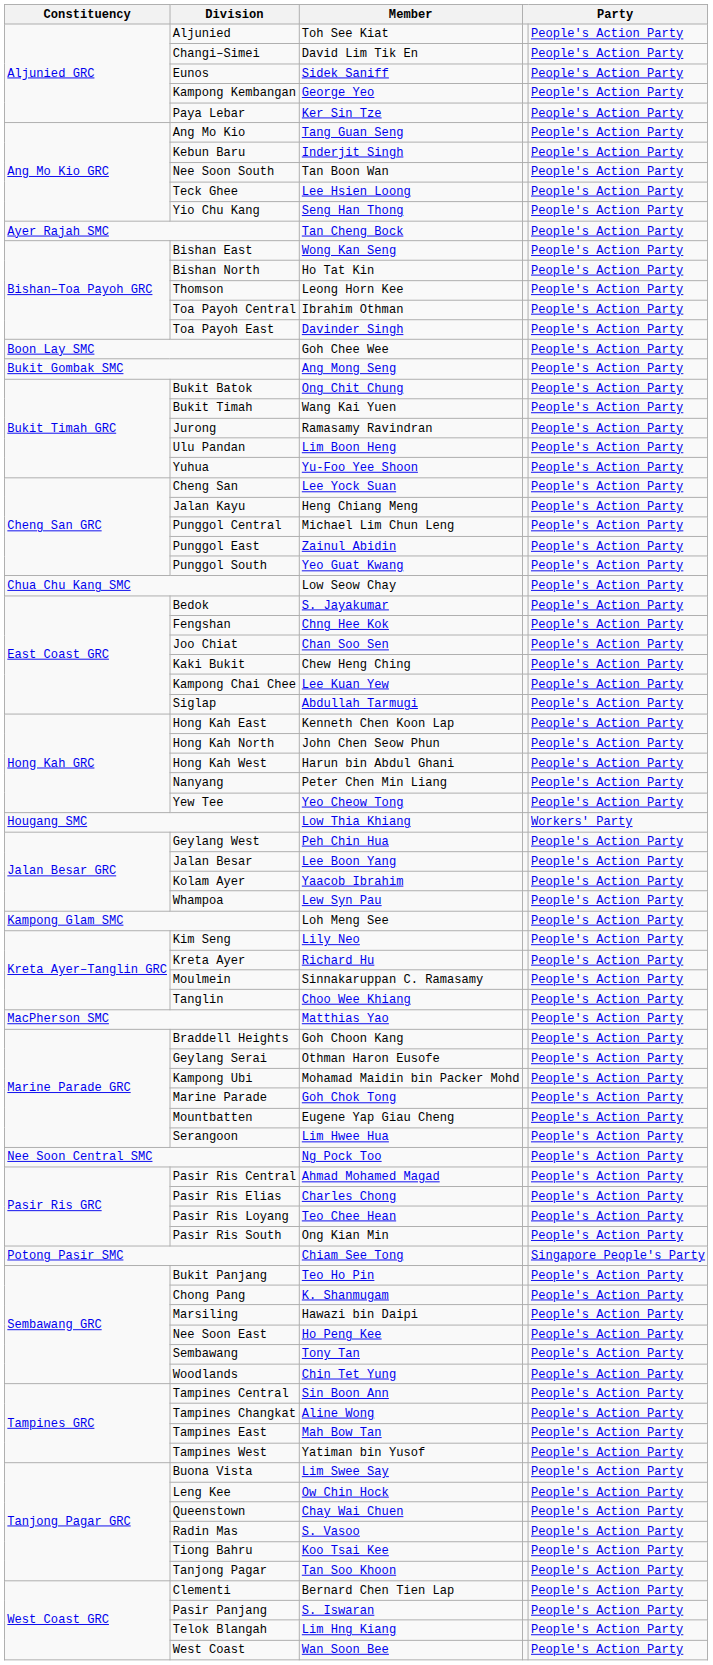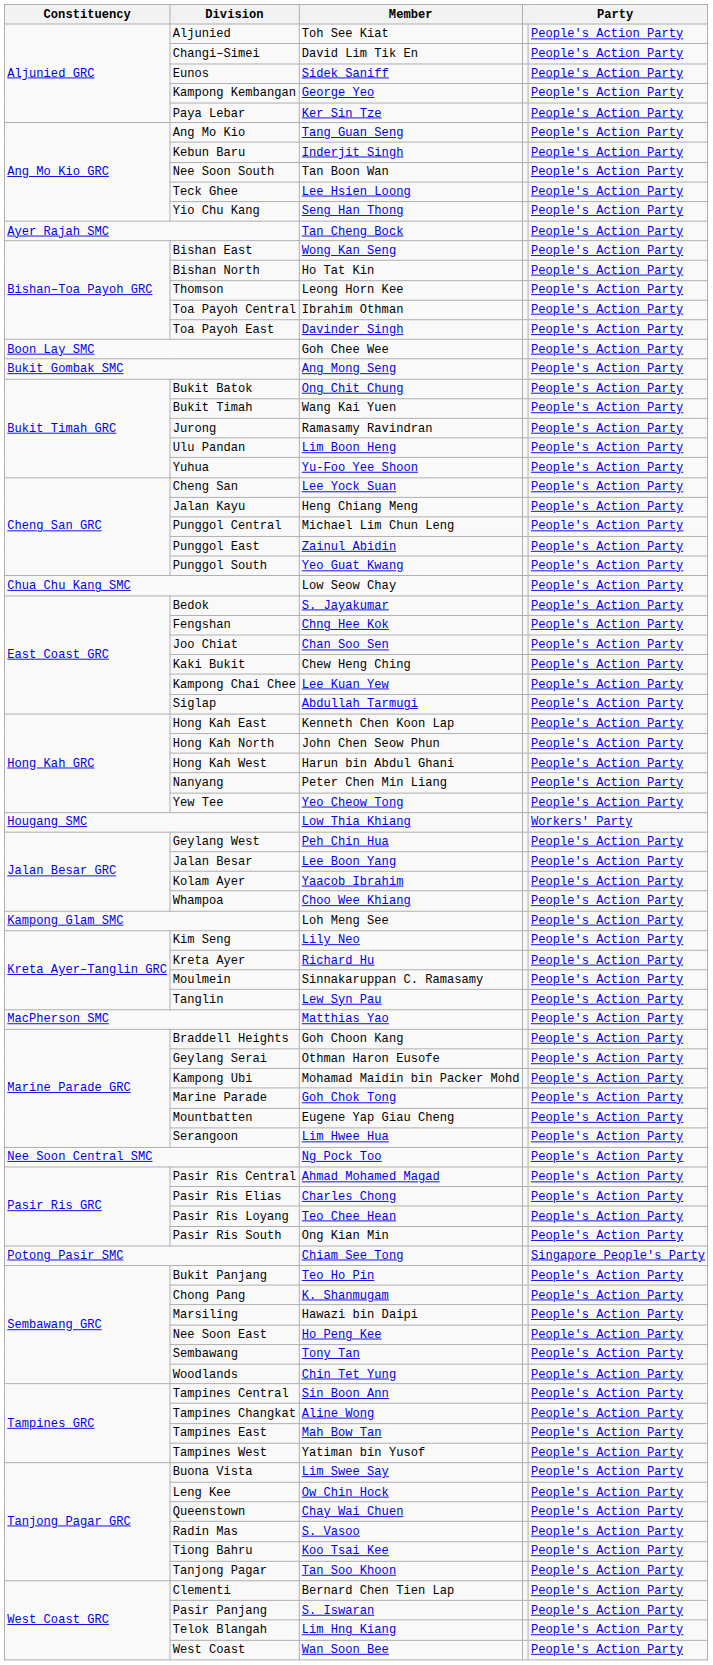(342, 901) Lew Syn Pau -> (356, 901) Choo Wee Khiang
(356, 1000) Choo Wee Khiang -> (342, 1000) Lew Syn Pau
